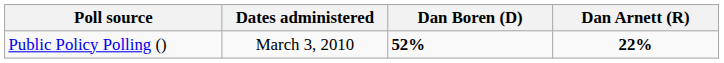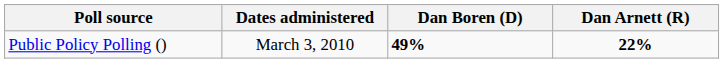(408, 44) 52% -> (408, 44) 49%
